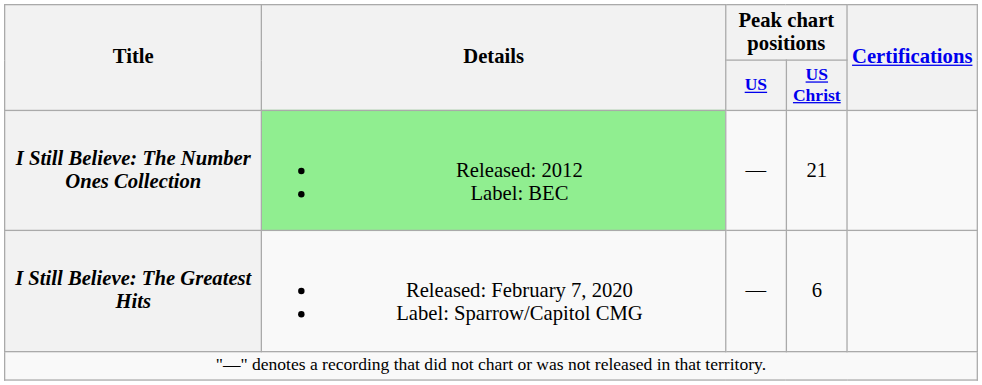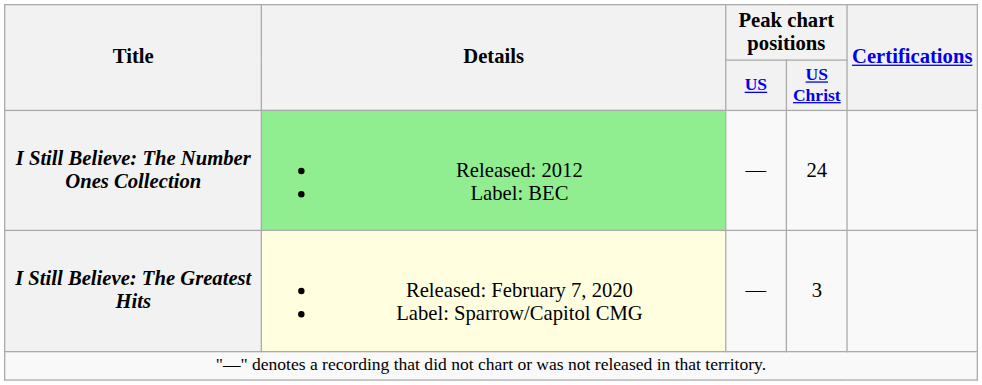(817, 170) 21 -> (817, 170) 24
(494, 302) no background -> (494, 302) lightyellow background
(817, 290) 6 -> (817, 290) 3
